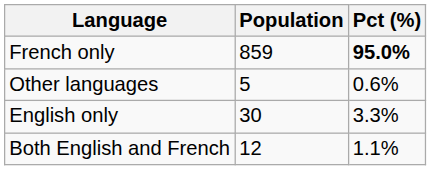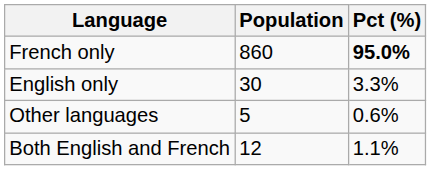(256, 52) 859 -> (256, 52) 860
rows swapped: (64, 116) <-> (84, 84)
